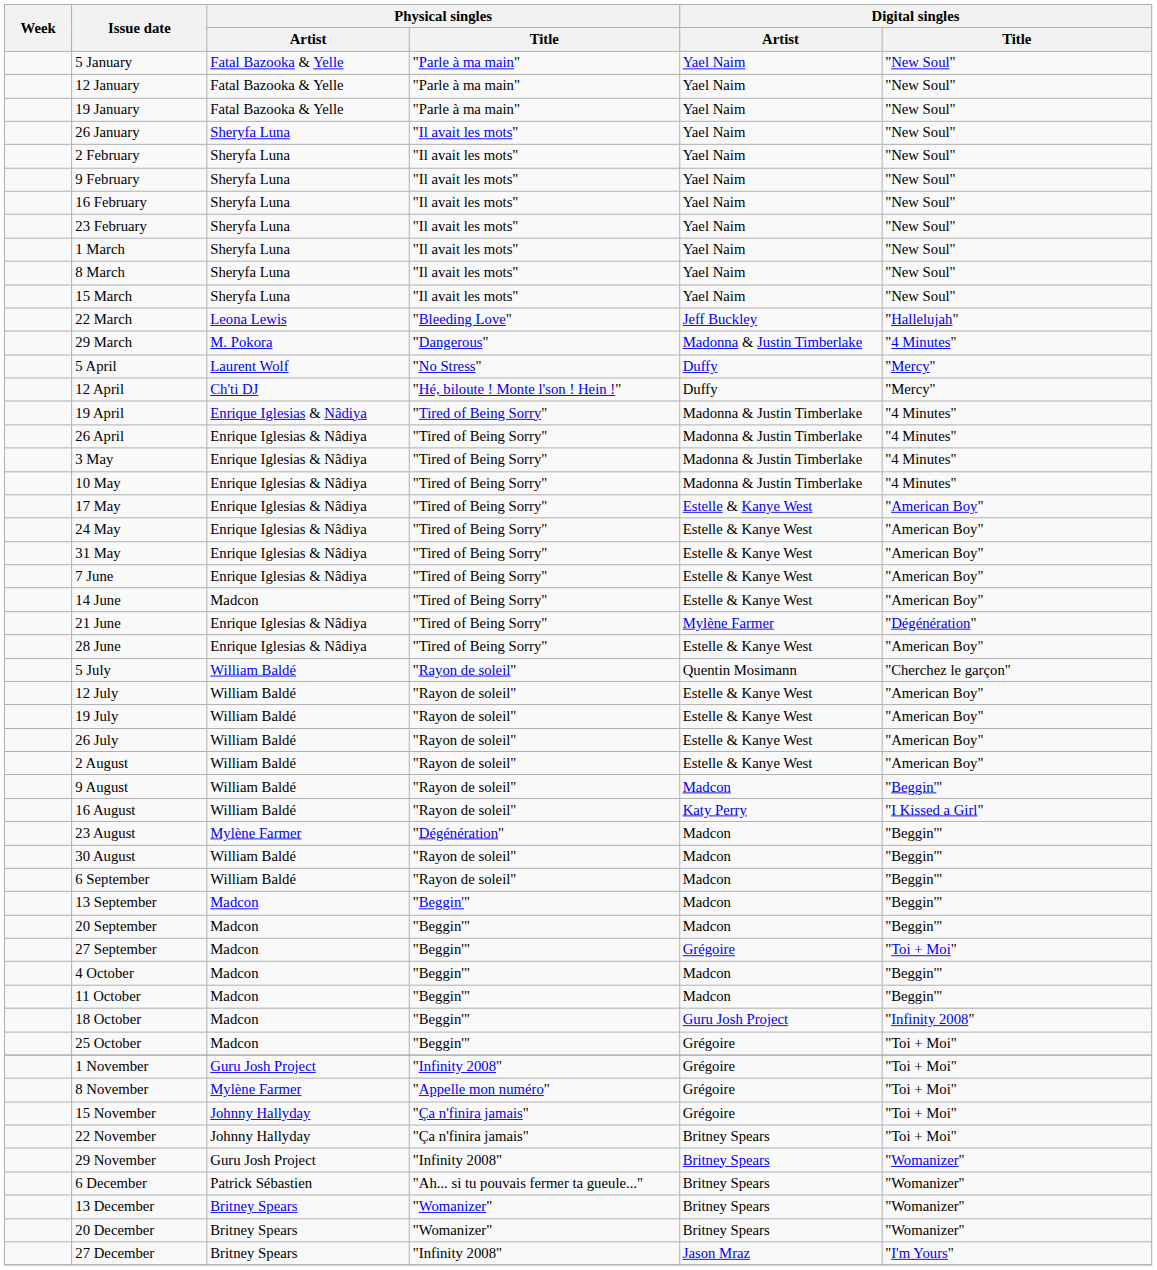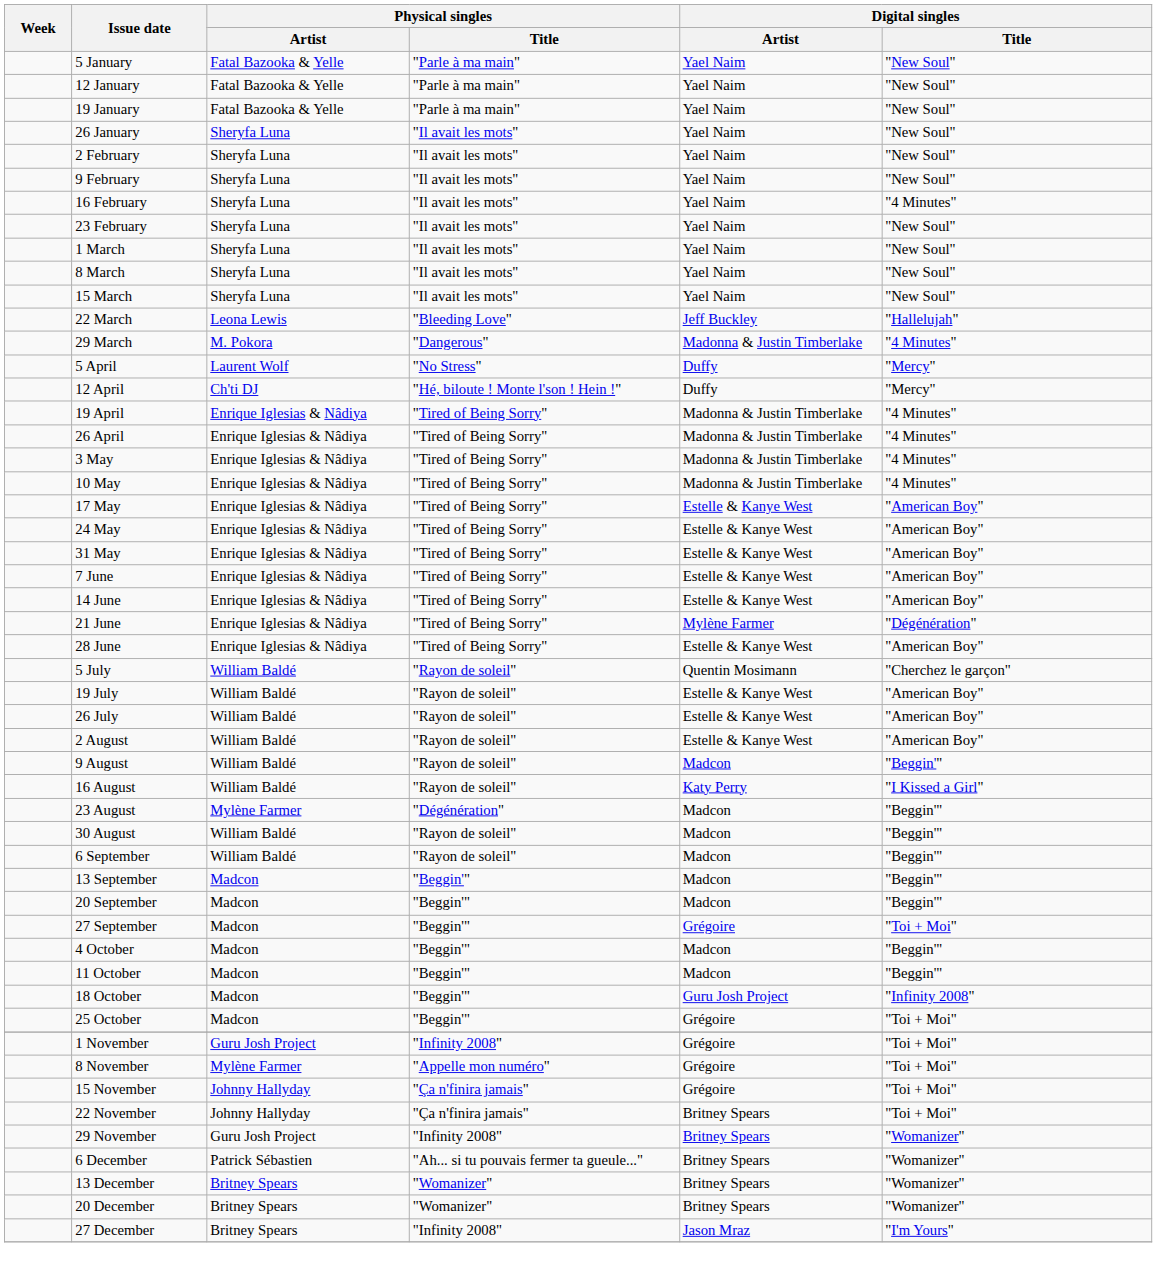(920, 202) "New Soul" -> (921, 202) "4 Minutes"
(234, 599) Madcon -> (289, 599) Enrique Iglesias & Nâdiya
- row: (97, 693)
